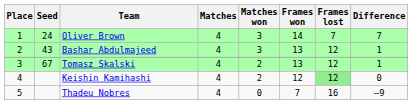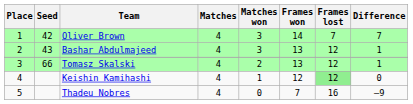(47, 36) 24 -> (47, 36) 42
(47, 64) 67 -> (47, 64) 66
(259, 78) 2 -> (259, 78) 1
